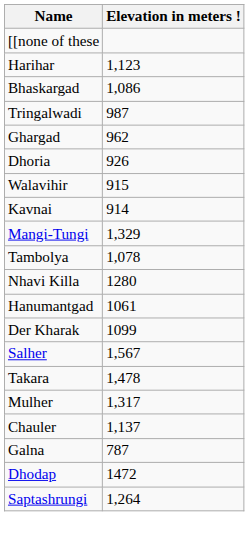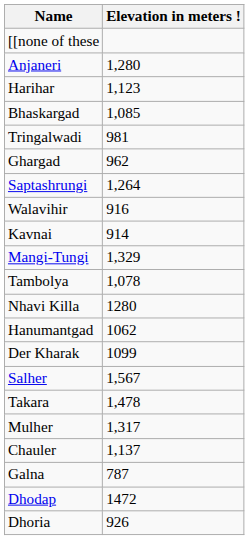+ row: (35, 64)
(123, 88) 1,086 -> (123, 112) 1,085
(118, 112) 987 -> (118, 137) 981
rows swapped: (29, 161) <-> (48, 498)
(118, 185) 915 -> (118, 209) 916
(121, 305) 1061 -> (121, 329) 1062
